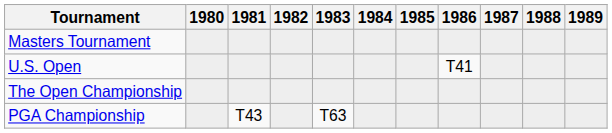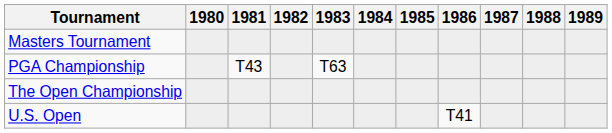rows swapped: (45, 67) <-> (76, 116)
